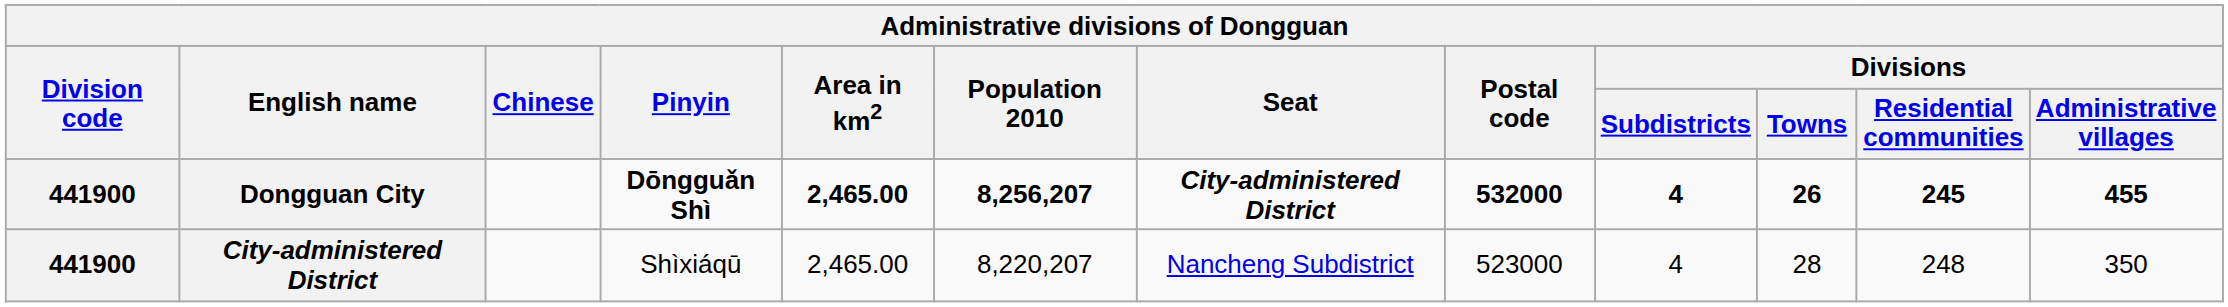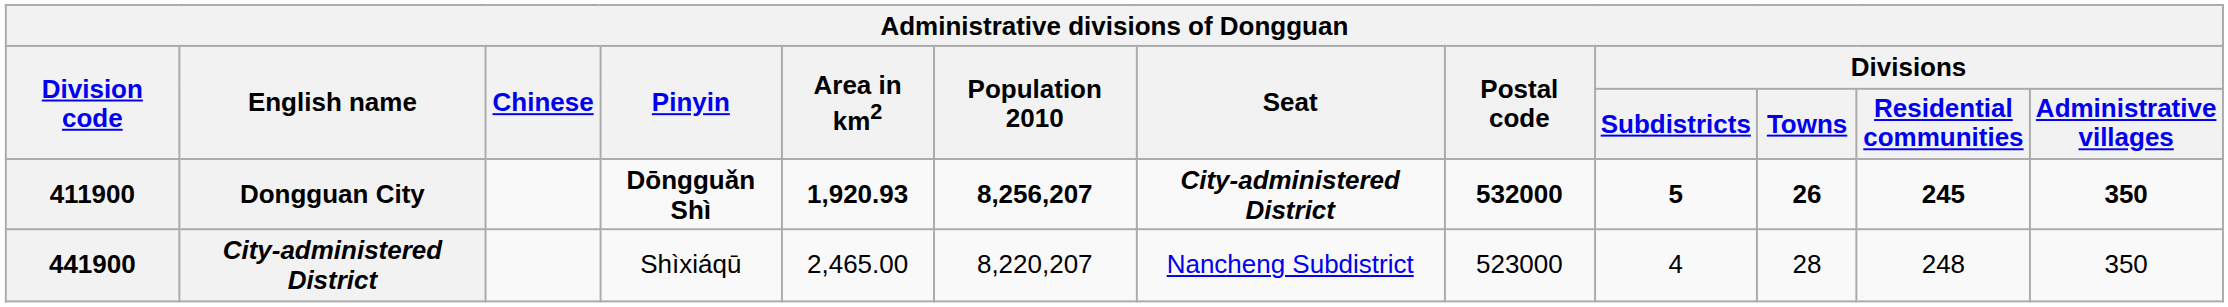(92, 195) 441900 -> (92, 195) 411900
(858, 195) 2,465.00 -> (858, 195) 1,920.93
(1676, 195) 4 -> (1676, 195) 5
(2126, 195) 455 -> (2126, 195) 350
